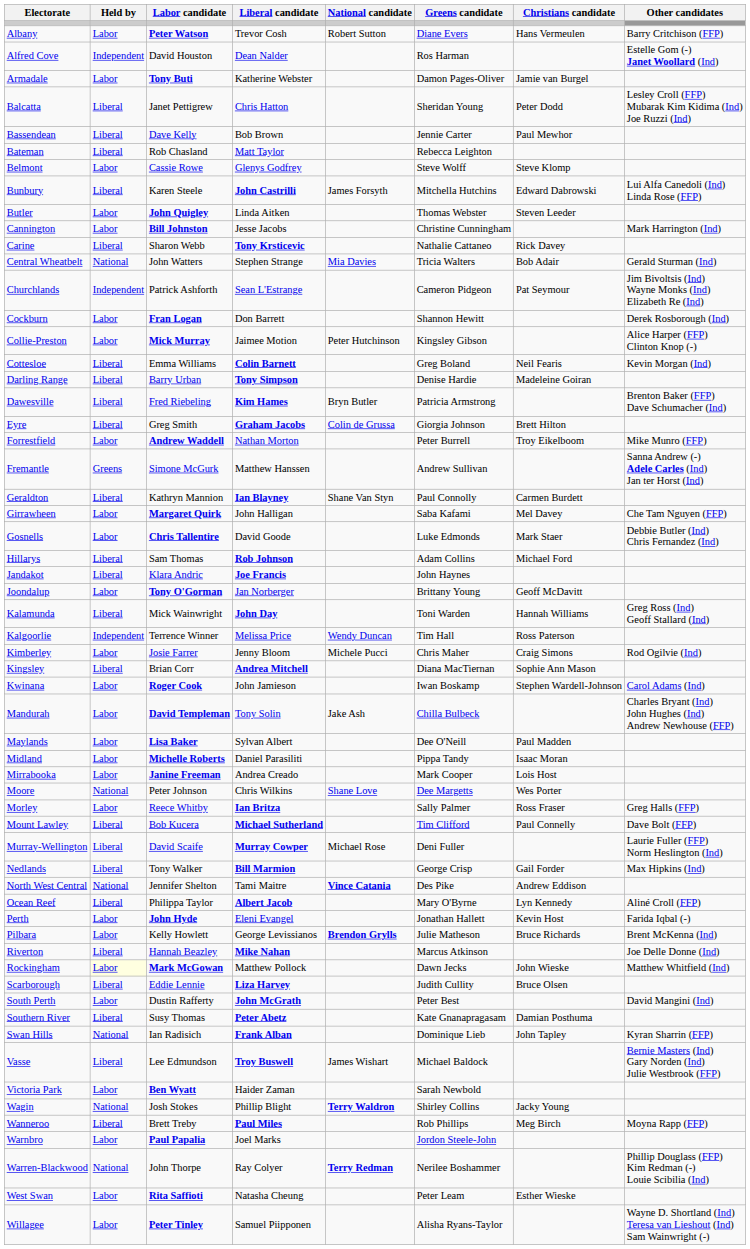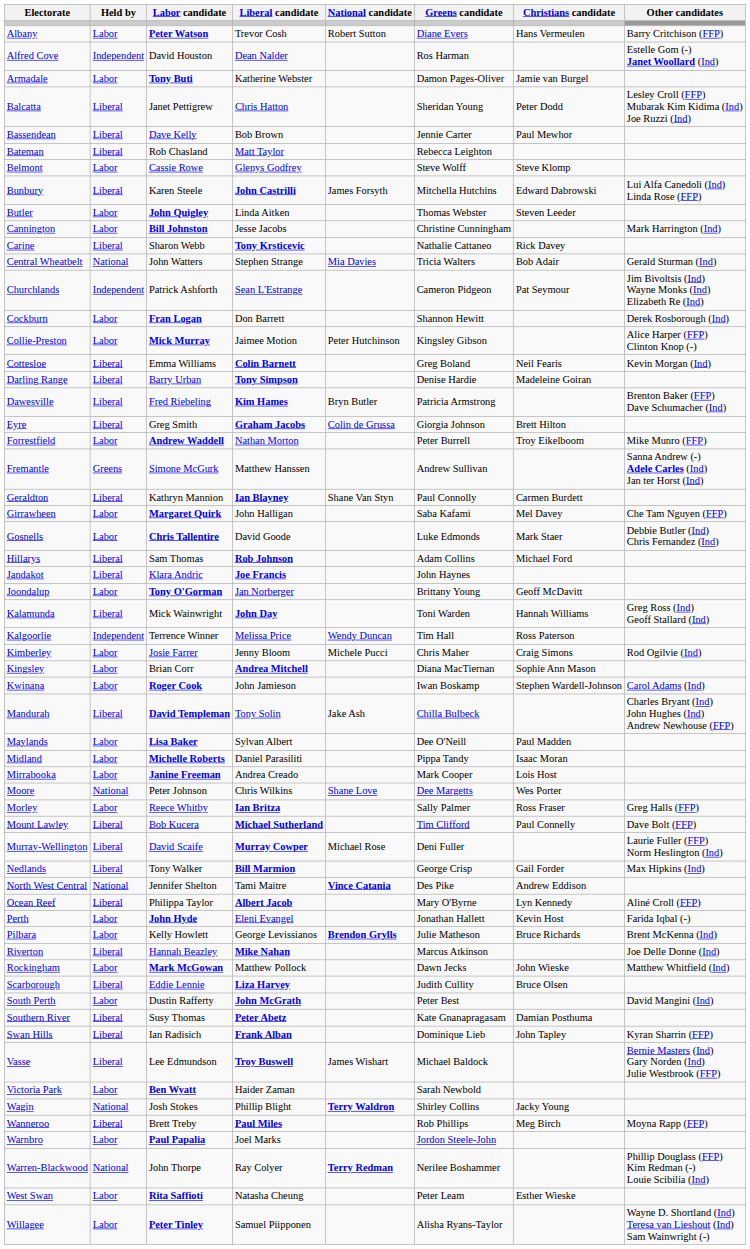(108, 669) Liberal -> (105, 669) Labor
(105, 713) Labor -> (108, 713) Liberal
(105, 968) lightyellow background -> (105, 968) no background
(111, 1034) National -> (108, 1034) Liberal
